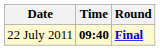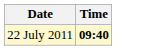- column: (133, 14)
